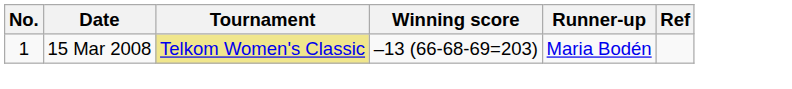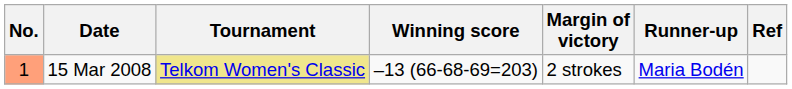+ column: (588, 30)
(24, 49) no background -> (24, 70) lightsalmon background
